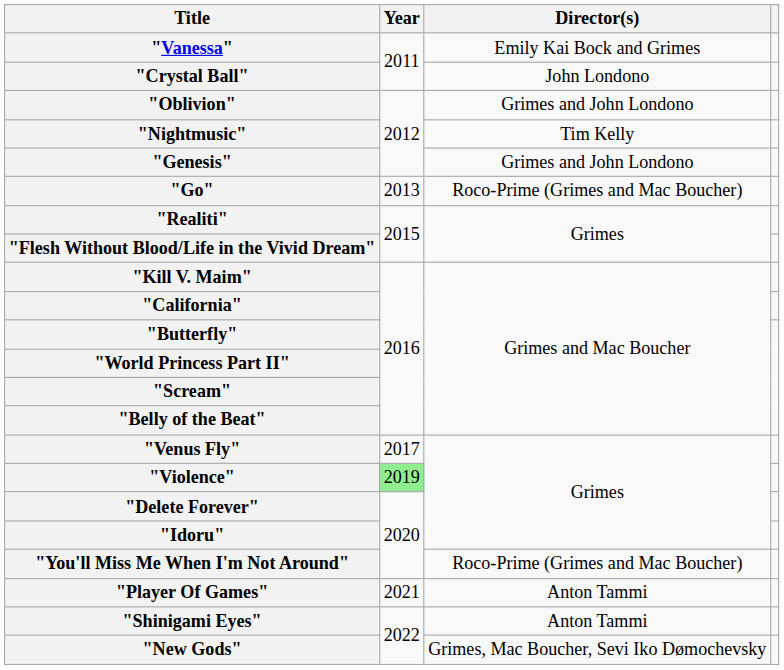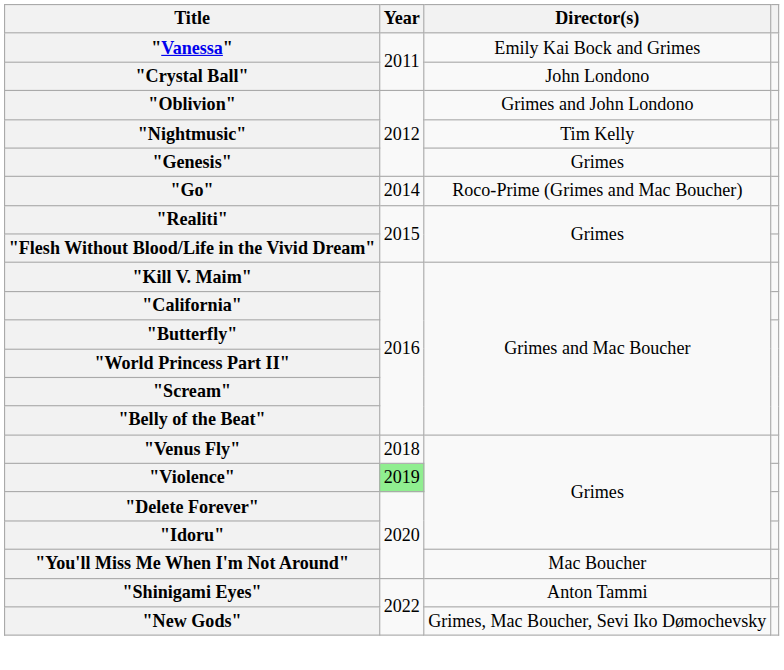(597, 162) Grimes and John Londono -> (597, 162) Grimes
(402, 190) 2013 -> (402, 190) 2014
(402, 448) 2017 -> (402, 448) 2018
(597, 563) Roco-Prime (Grimes and Mac Boucher) -> (597, 563) Mac Boucher
- row: (192, 592)
